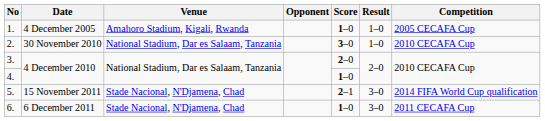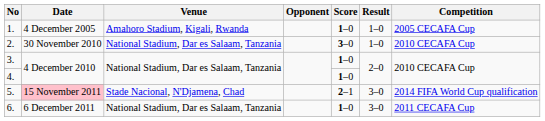(346, 60) 2–0 -> (346, 60) 1–0
(62, 92) no background -> (62, 92) pink background
(175, 108) Stade Nacional, N'Djamena, Chad -> (194, 108) National Stadium, Dar es Salaam, Tanzania
